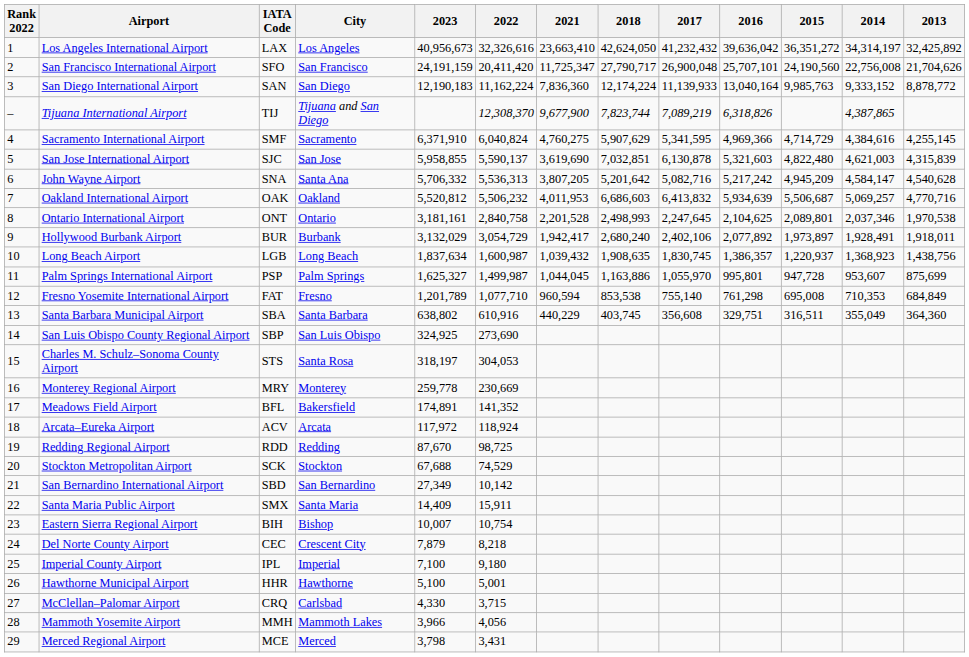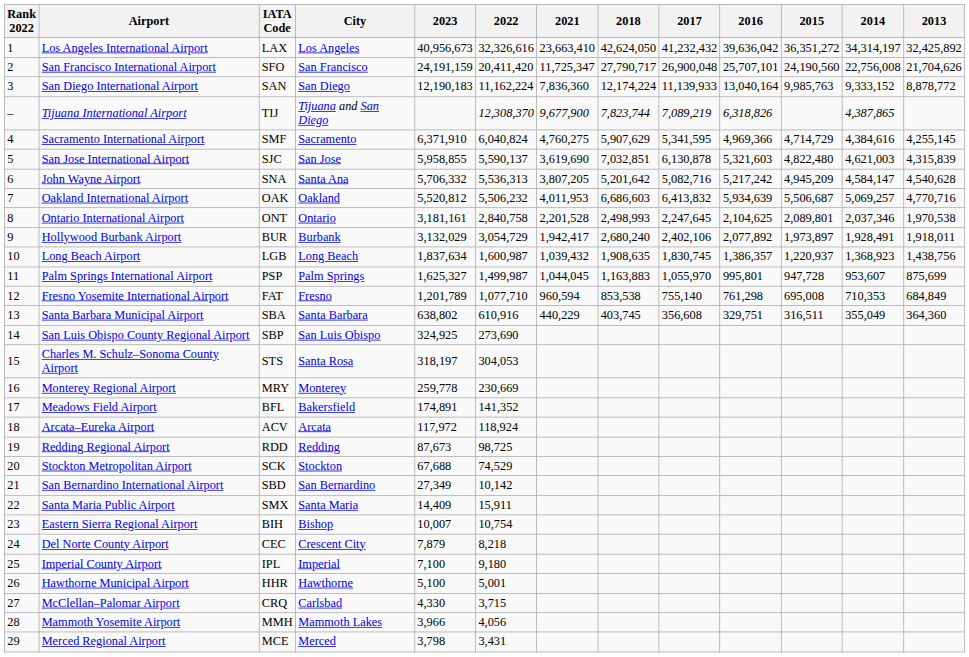(625, 276) 1,163,886 -> (625, 276) 1,163,883
(434, 446) 87,670 -> (434, 446) 87,673
